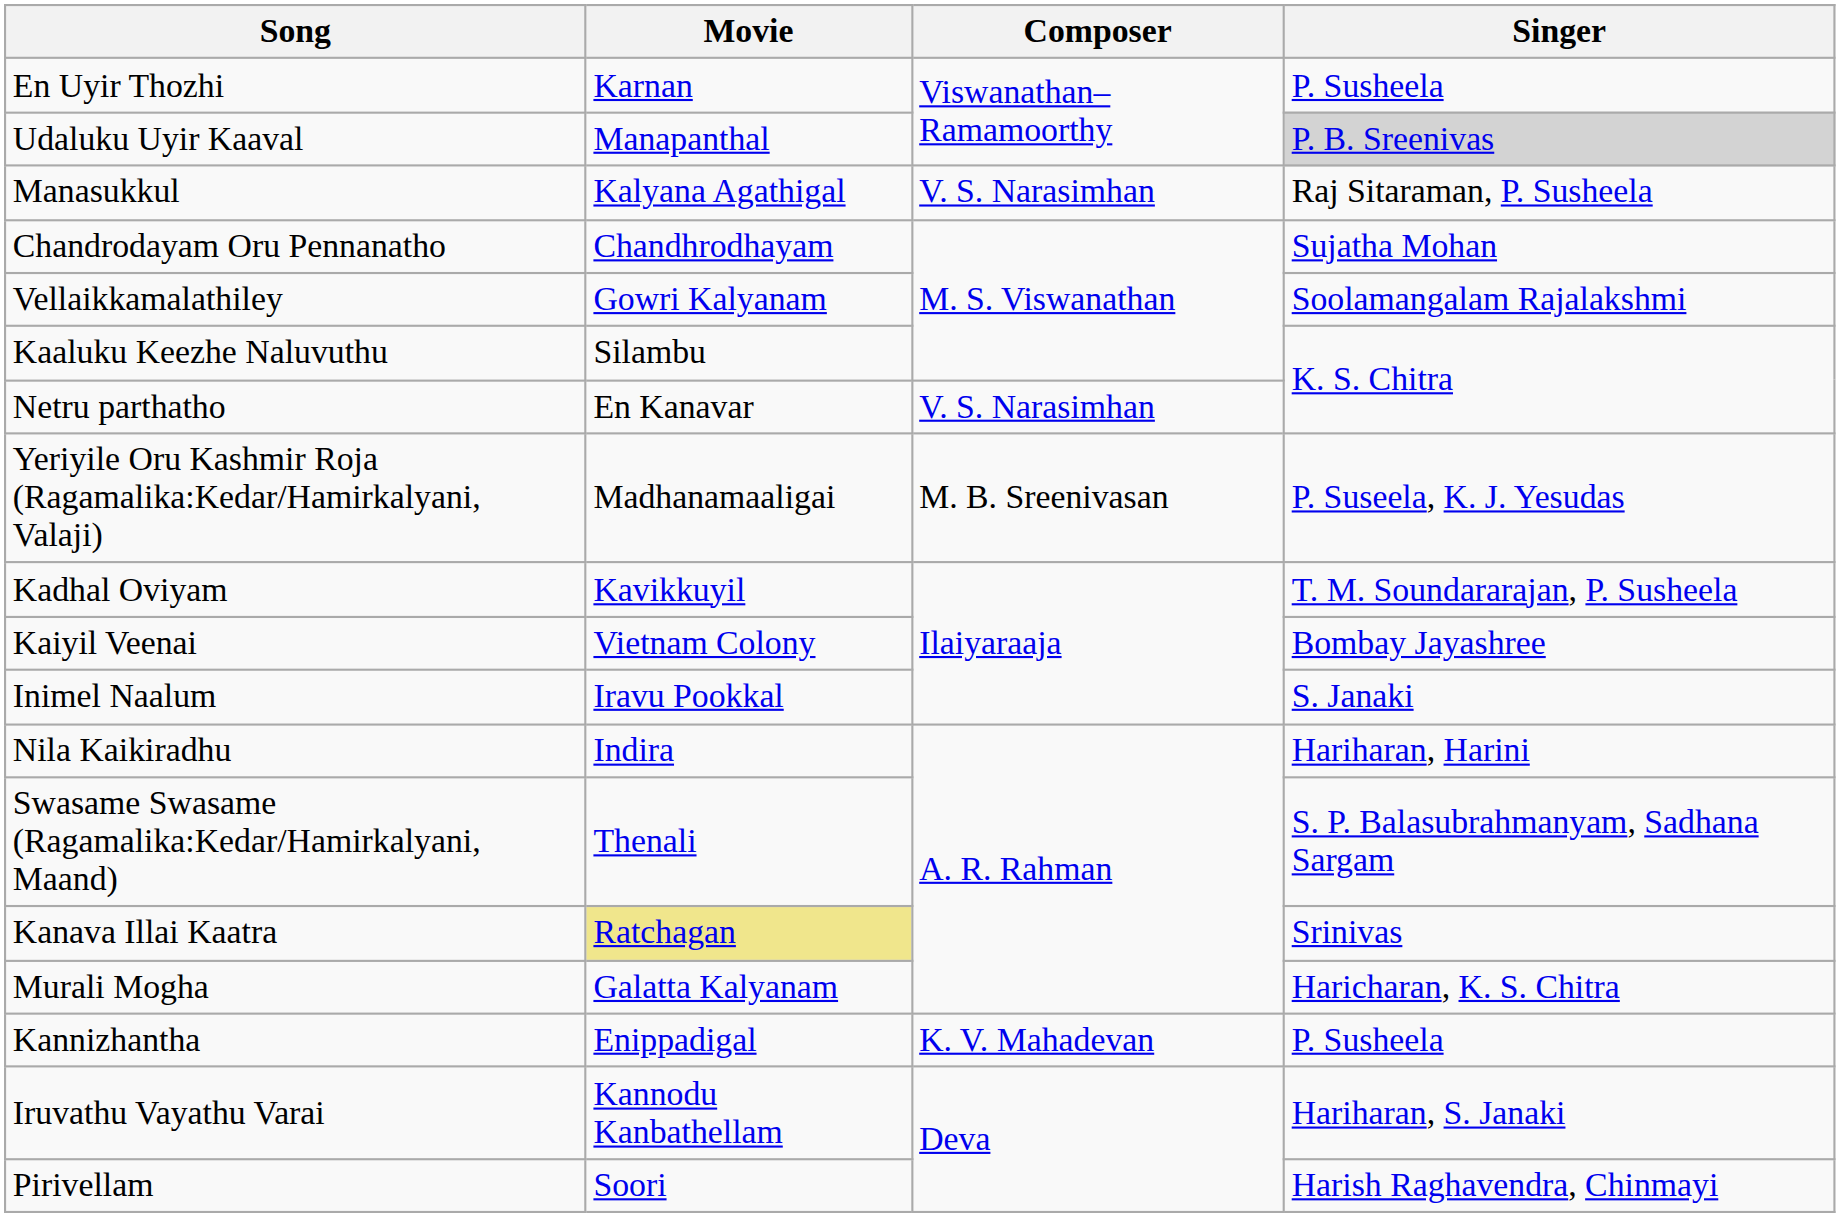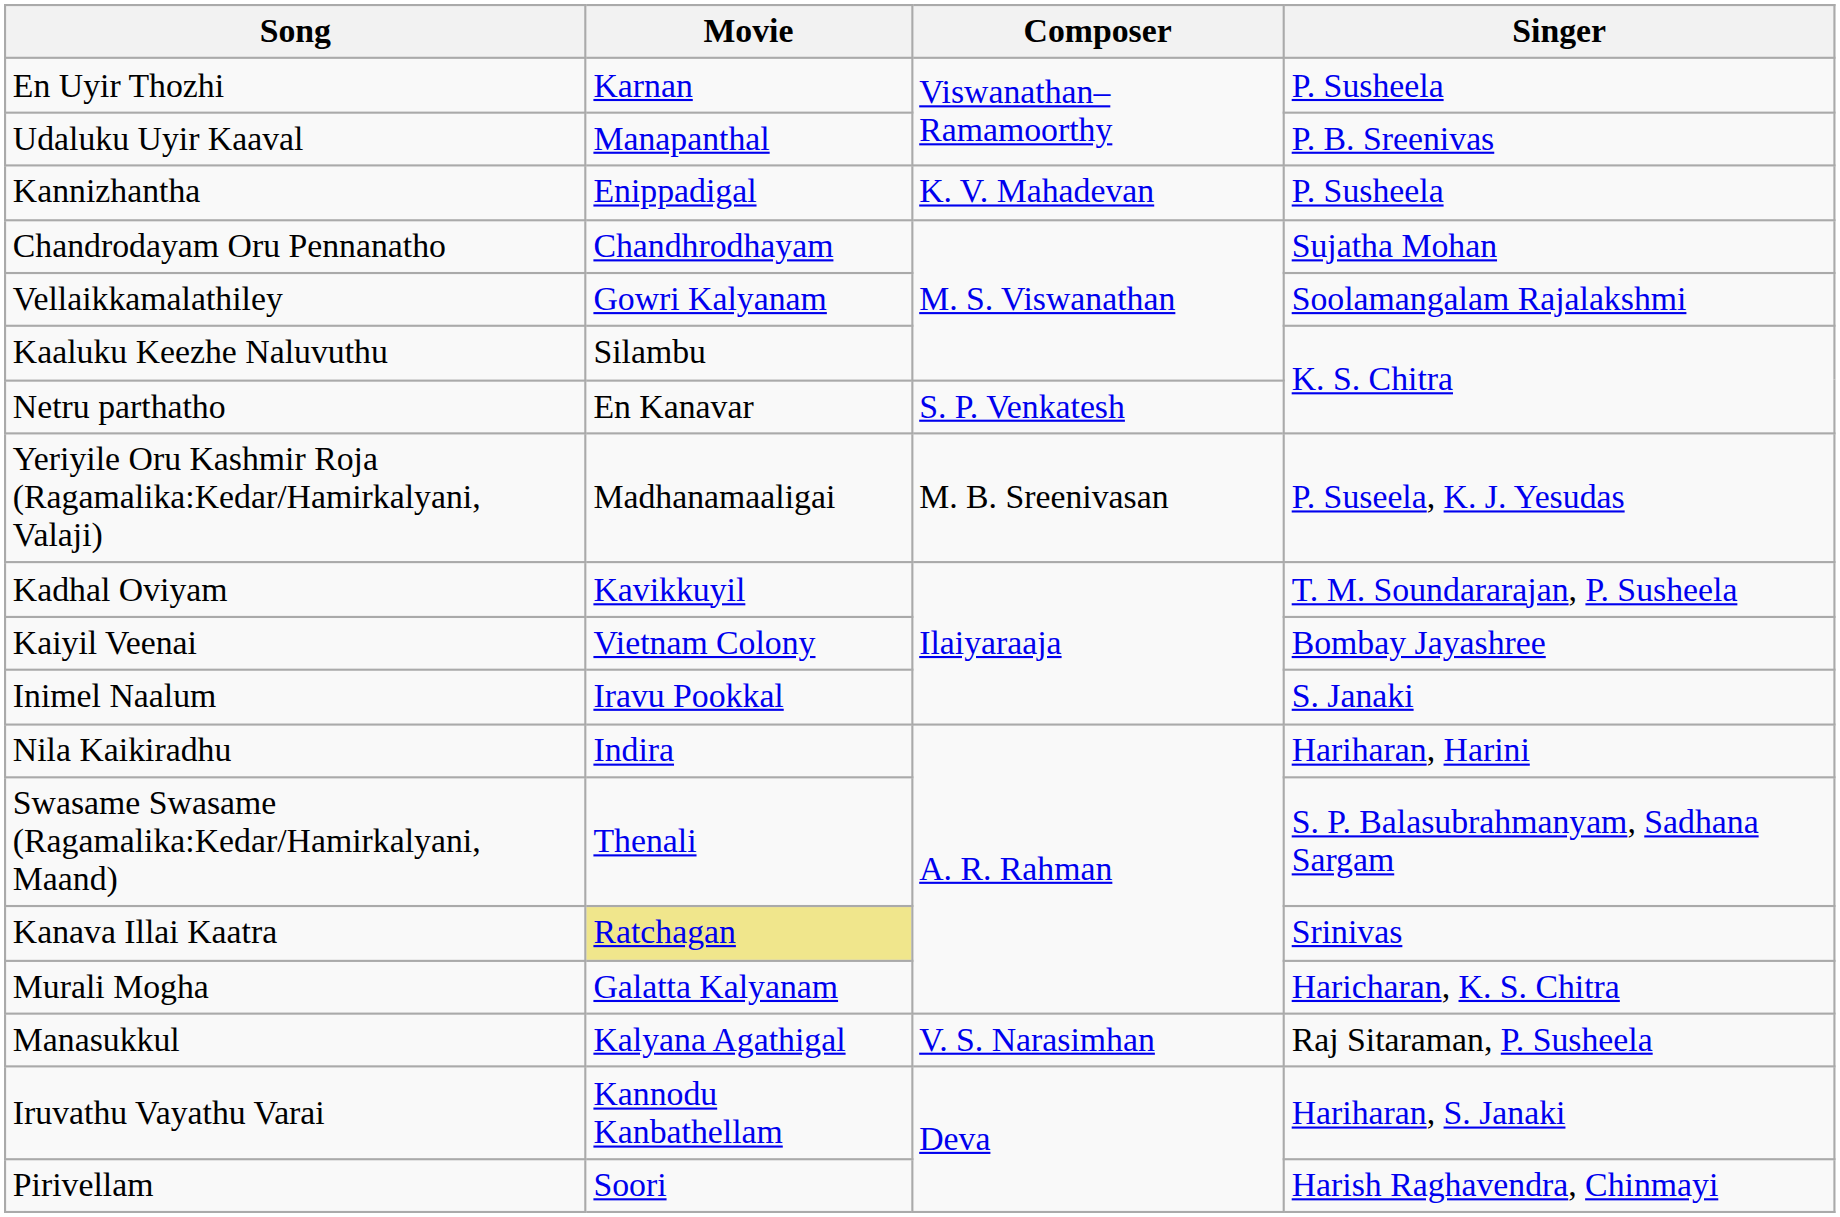(1393, 138) lightgrey background -> (1393, 138) no background
rows swapped: (107, 1039) <-> (96, 191)
(1037, 406) V. S. Narasimhan -> (1022, 406) S. P. Venkatesh
